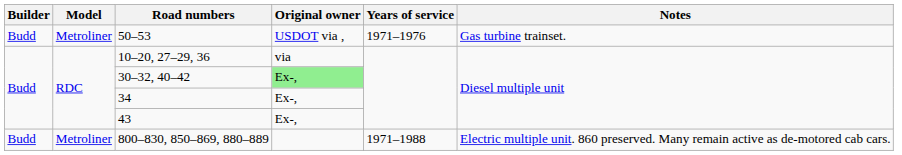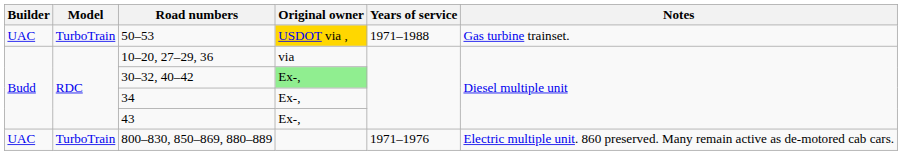(22, 35) Budd -> (21, 35) UAC
(84, 35) Metroliner -> (86, 35) TurboTrain
(310, 35) no background -> (313, 35) gold background
(396, 35) 1971–1976 -> (399, 35) 1971–1988
(22, 139) Budd -> (21, 139) UAC
(84, 139) Metroliner -> (86, 139) TurboTrain
(396, 139) 1971–1988 -> (399, 139) 1971–1976
